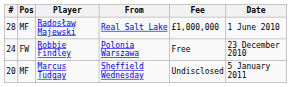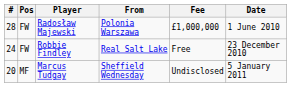(24, 28) MF -> (24, 28) FW
(134, 28) Real Salt Lake -> (120, 28) Polonia Warszawa
(120, 50) Polonia Warszawa -> (134, 50) Real Salt Lake
